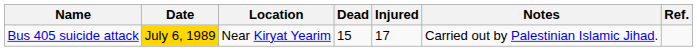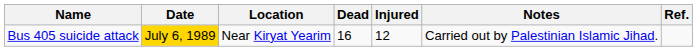(344, 35) 15 -> (344, 35) 16
(382, 35) 17 -> (382, 35) 12
